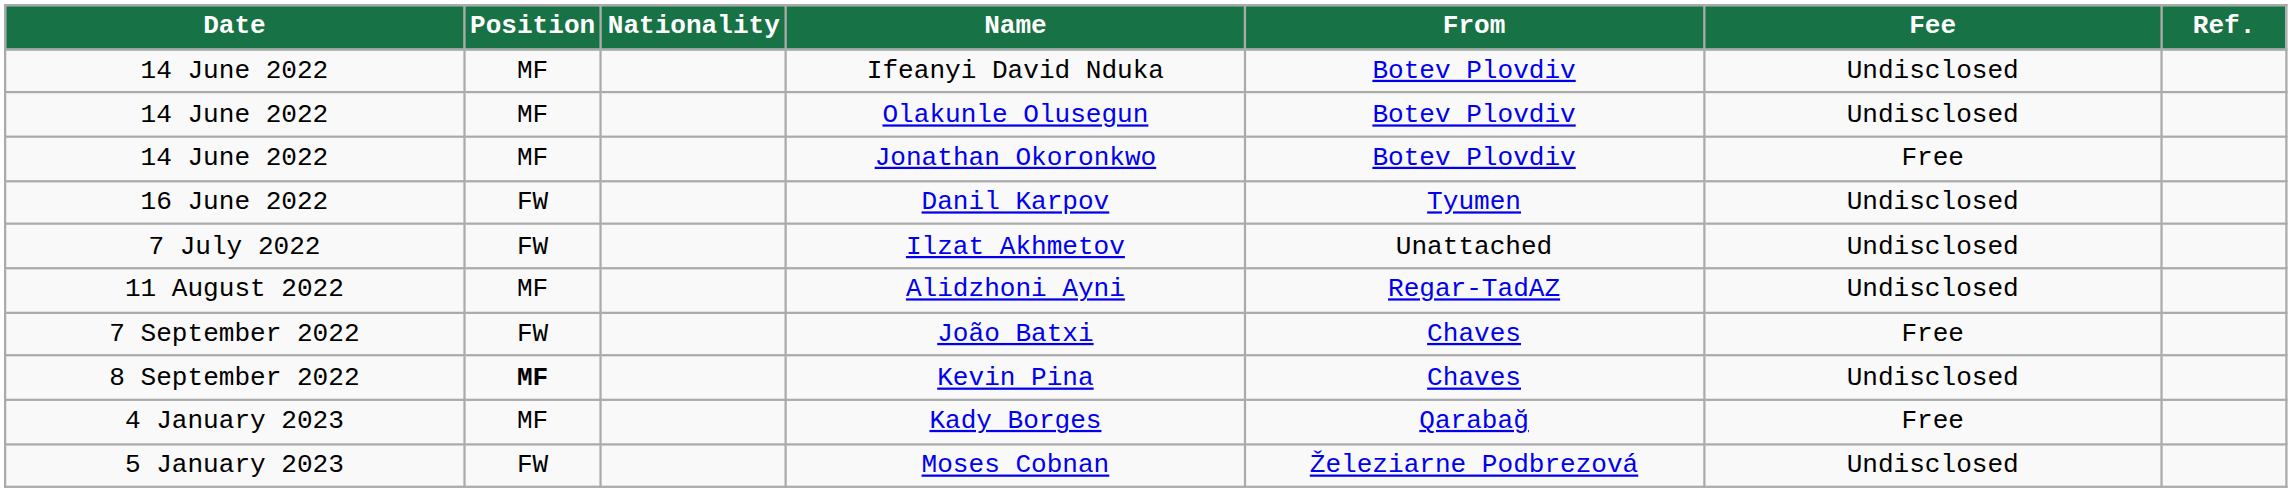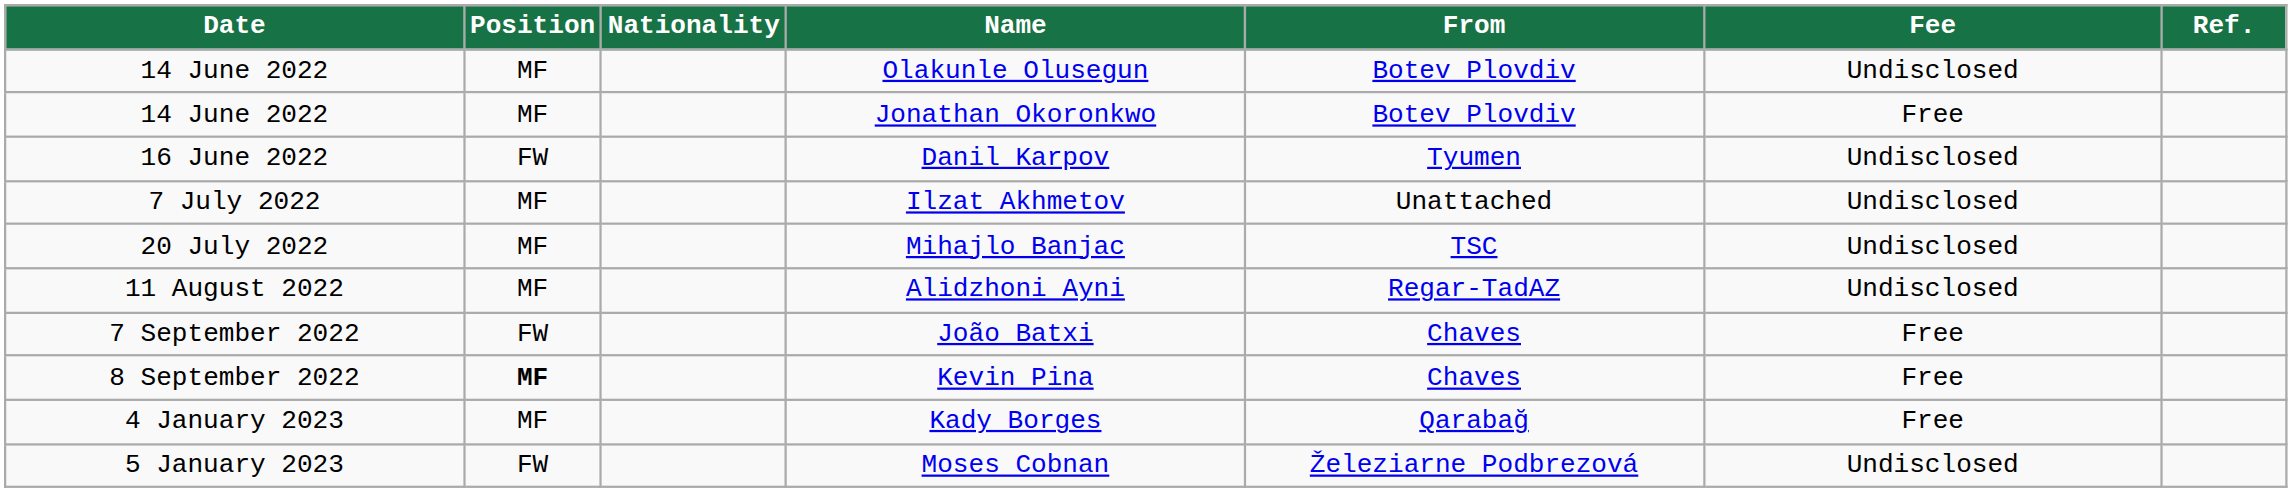- row: (1015, 71)
(533, 246) FW -> (533, 202) MF
+ row: (1015, 246)
(1933, 377) Undisclosed -> (1933, 377) Free
